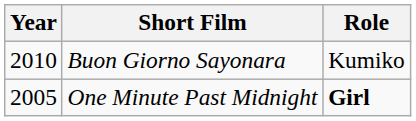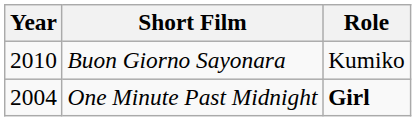(33, 97) 2005 -> (33, 97) 2004
